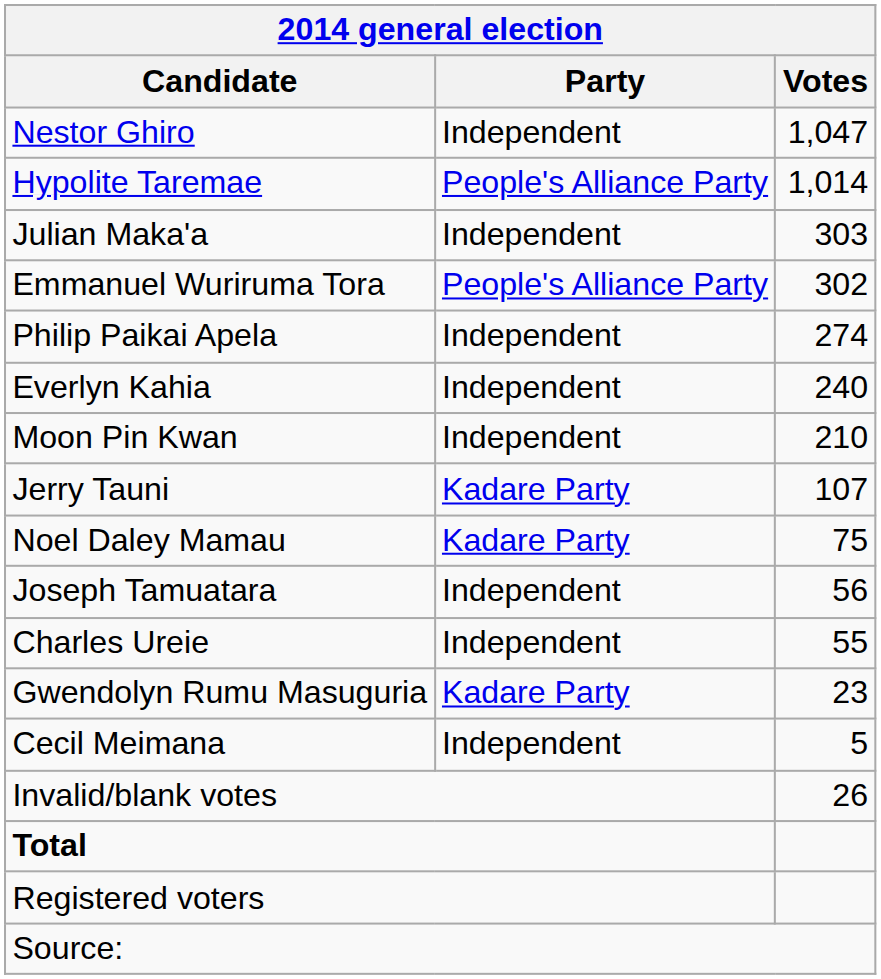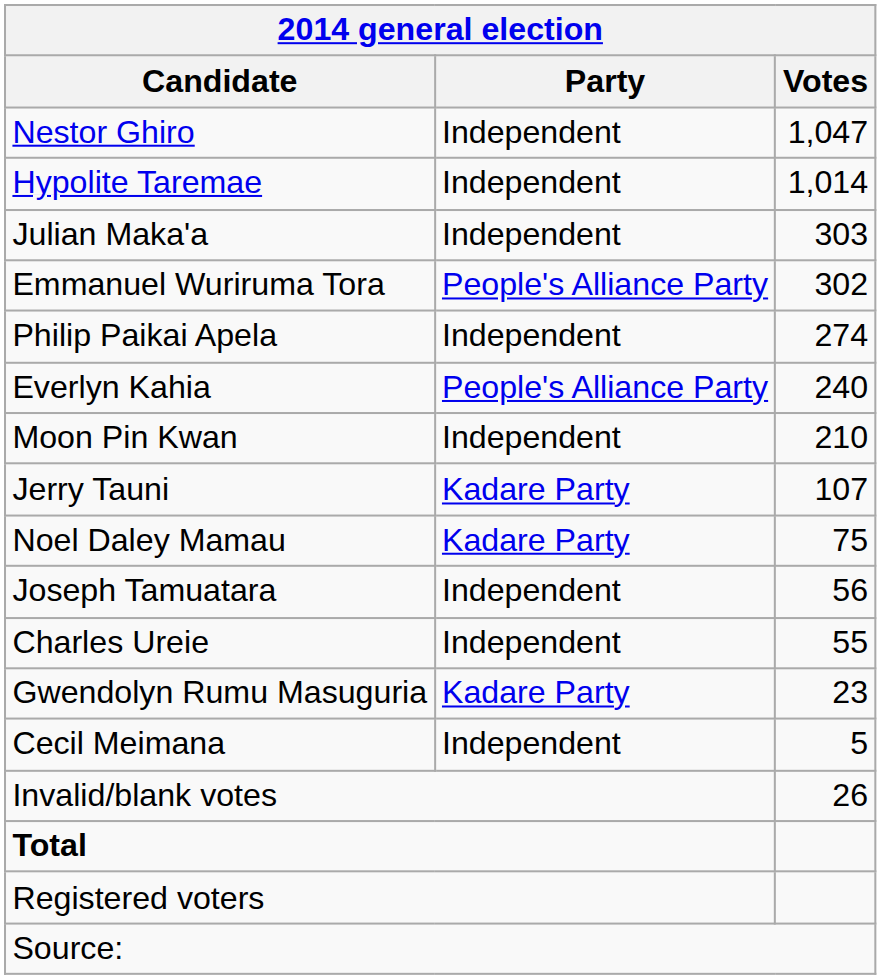(605, 183) People's Alliance Party -> (531, 183) Independent
(531, 387) Independent -> (605, 387) People's Alliance Party
